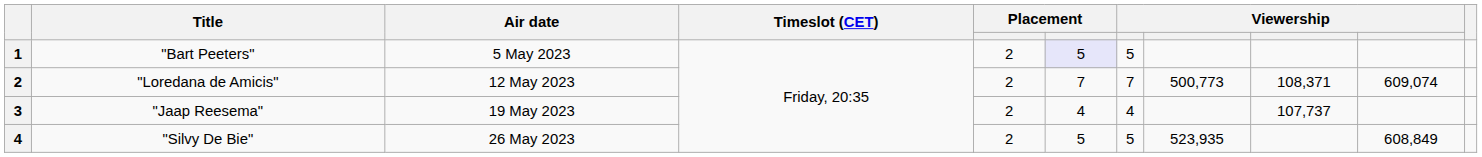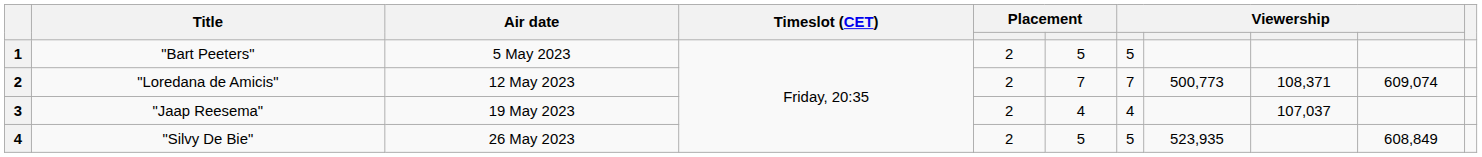(1081, 54) lavender background -> (1081, 54) no background
(1304, 110) 107,737 -> (1304, 110) 107,037
